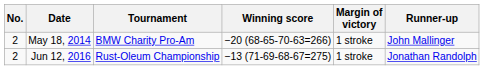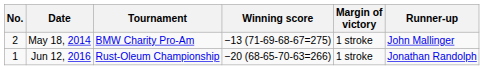(278, 41) −20 (68-65-70-63=266) -> (278, 41) −13 (71-69-68-67=275)
(15, 57) 2 -> (15, 57) 1
(278, 57) −13 (71-69-68-67=275) -> (278, 57) −20 (68-65-70-63=266)
